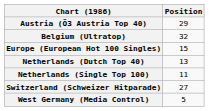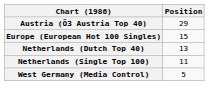- row: (84, 36)
- row: (84, 87)
